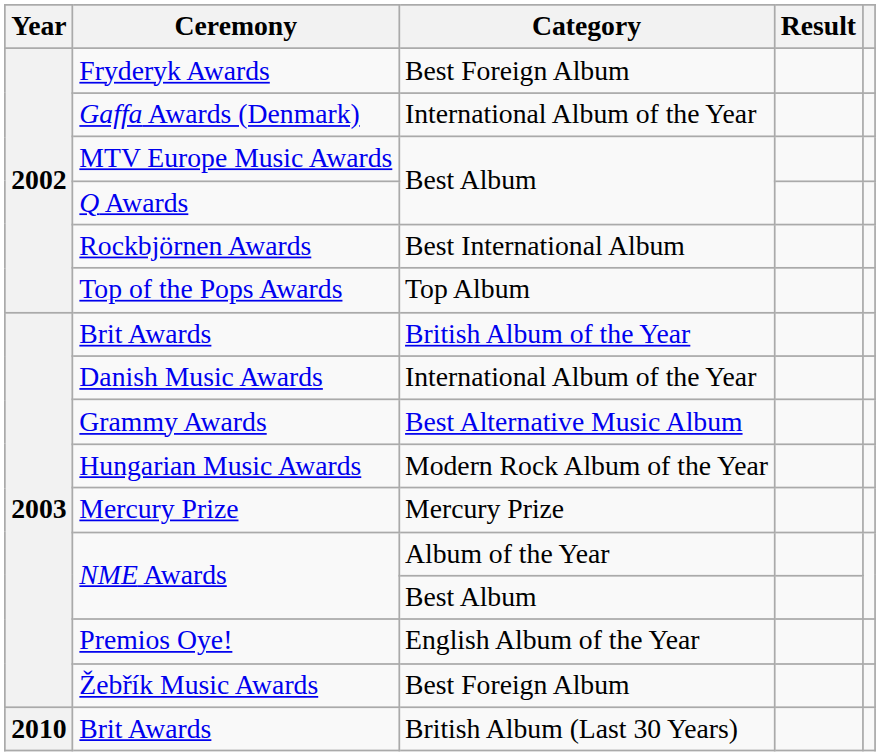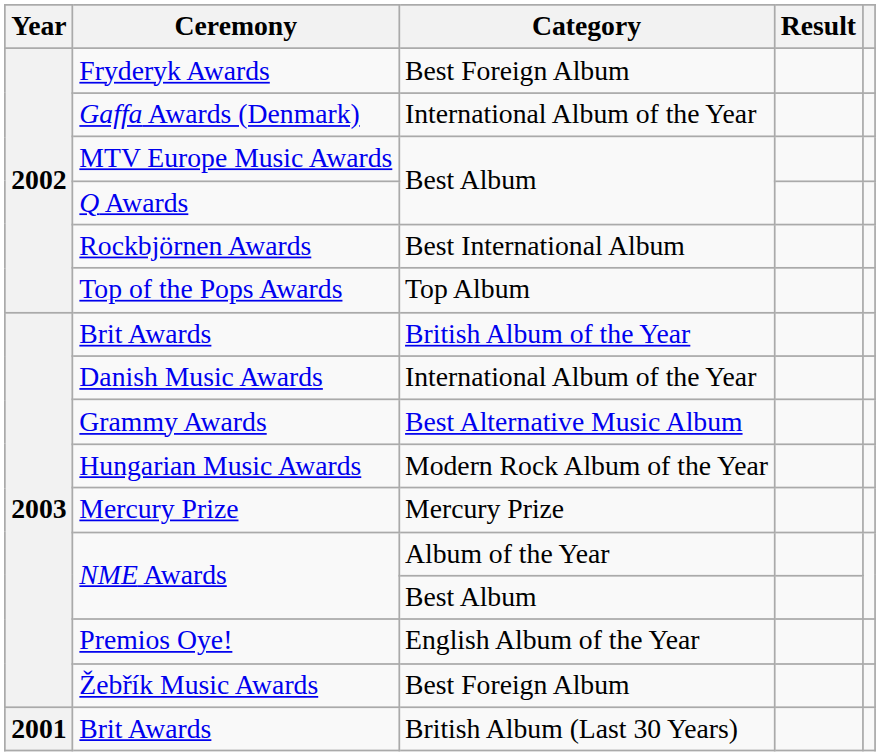(39, 728) 2010 -> (39, 728) 2001
